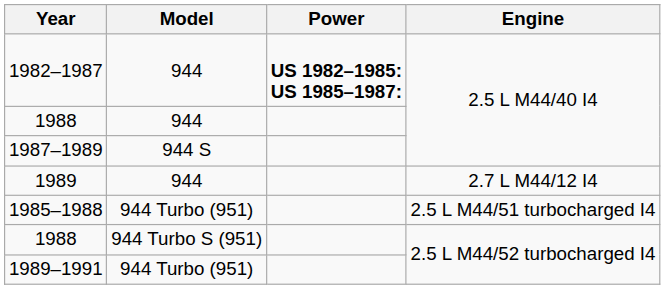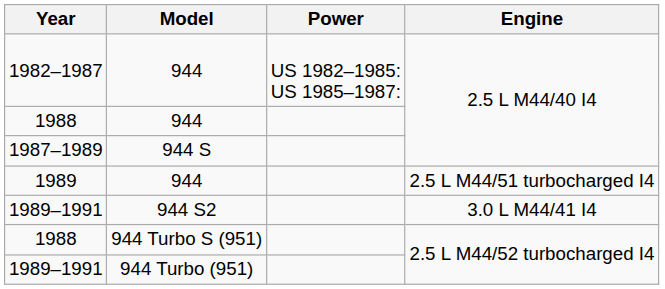(336, 80) bold -> (336, 80) normal
(533, 180) 2.7 L M44/12 I4 -> (532, 180) 2.5 L M44/51 turbocharged I4
+ row: (56, 209)
- row: (56, 209)
